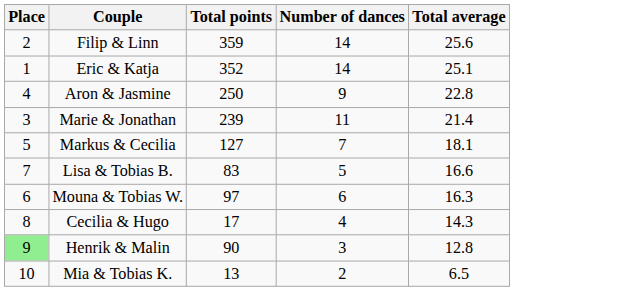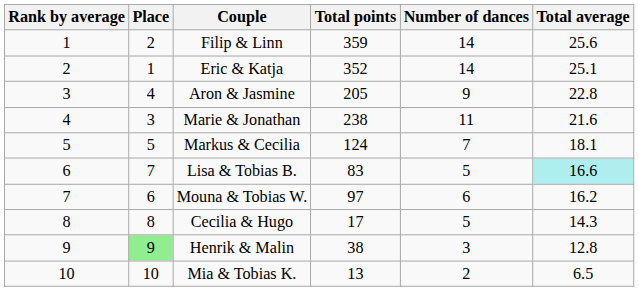+ column: (67, 17)
(231, 94) 250 -> (355, 94) 205
(231, 119) 239 -> (355, 119) 238
(459, 119) 21.4 -> (583, 119) 21.6
(231, 145) 127 -> (355, 145) 124
(459, 171) no background -> (583, 171) paleturquoise background
(459, 196) 16.3 -> (583, 196) 16.2
(342, 222) 4 -> (466, 222) 5
(231, 247) 90 -> (355, 247) 38
